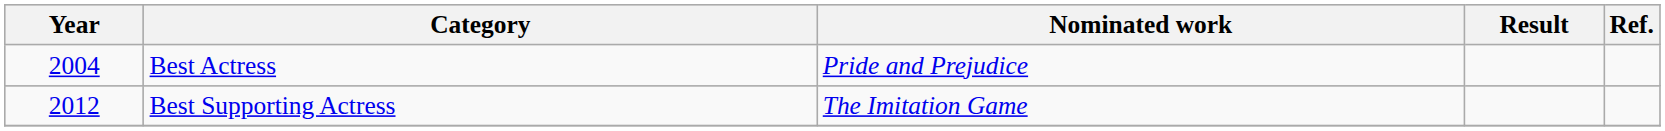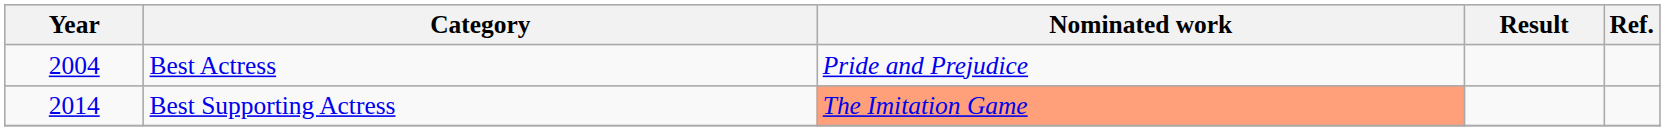(74, 105) 2012 -> (74, 105) 2014
(925, 105) no background -> (925, 105) lightsalmon background
